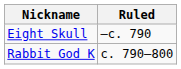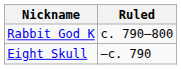rows swapped: (47, 34) <-> (51, 54)
